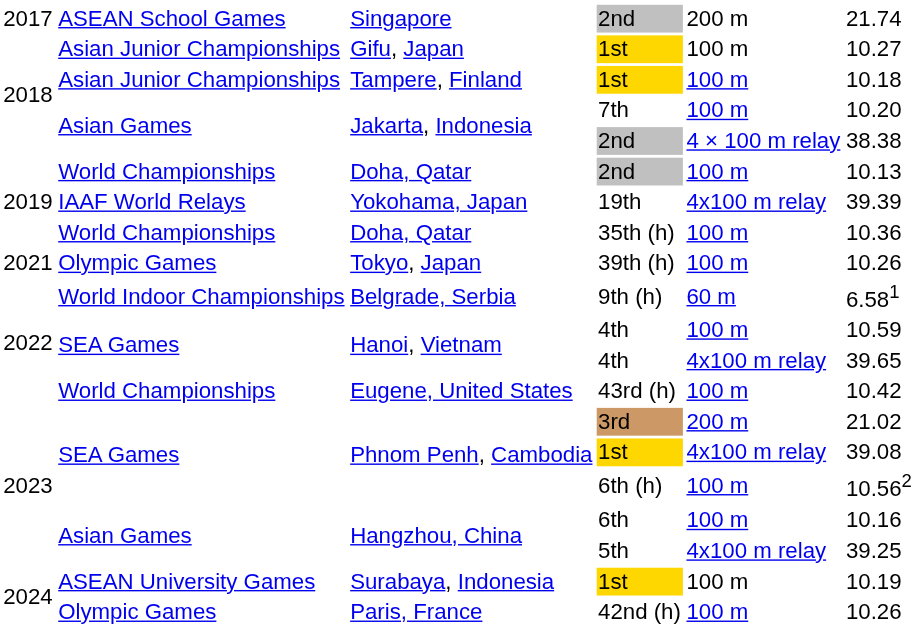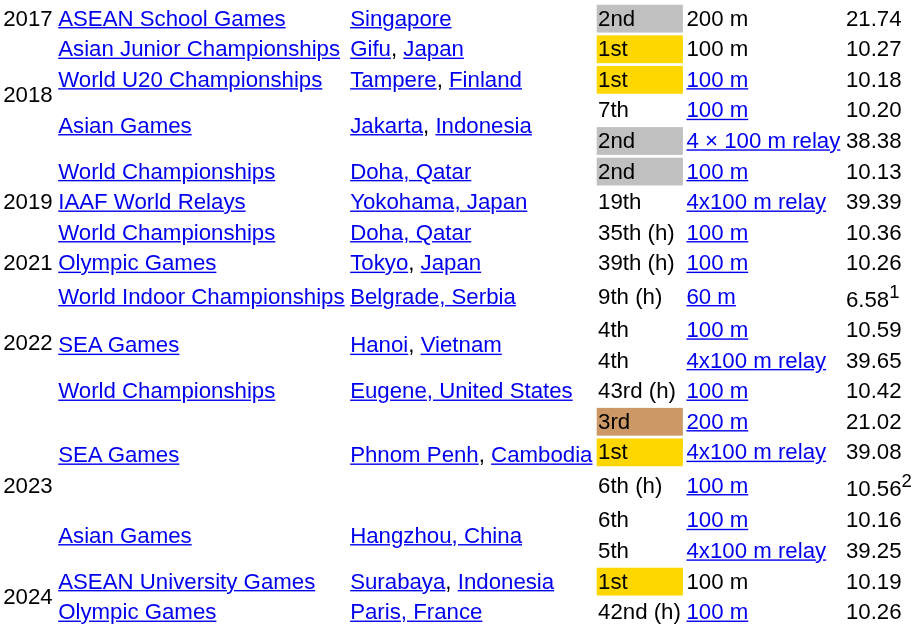(199, 79) Asian Junior Championships -> (190, 79) World U20 Championships
